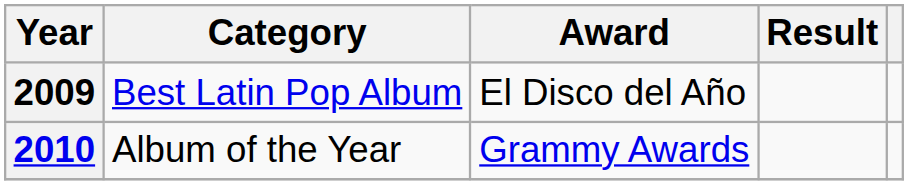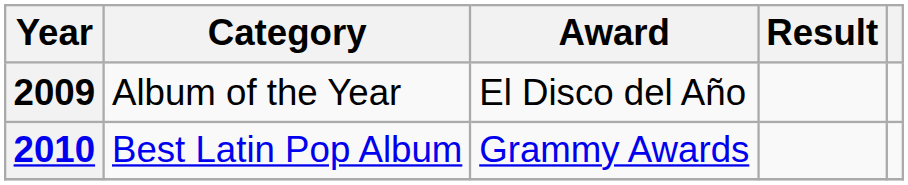(287, 91) Best Latin Pop Album -> (257, 91) Album of the Year
(257, 149) Album of the Year -> (287, 149) Best Latin Pop Album
